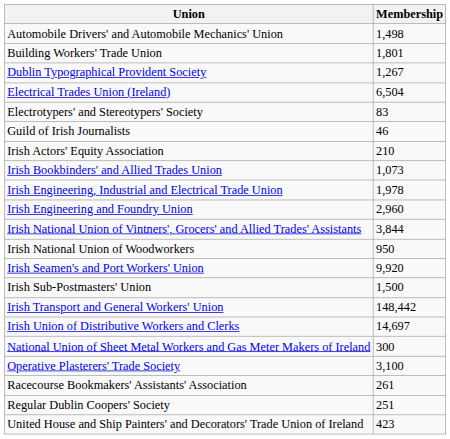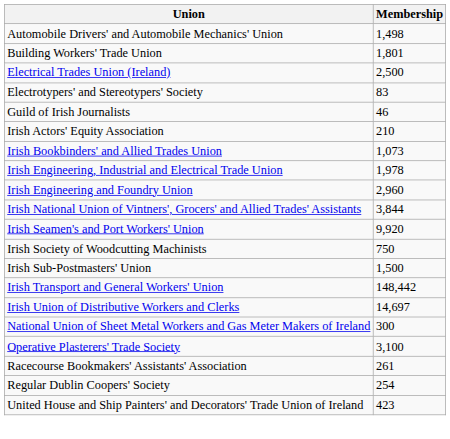- row: (107, 72)
(390, 92) 6,504 -> (390, 72) 2,500
- row: (101, 248)
+ row: (107, 248)
(385, 405) 251 -> (385, 385) 254
